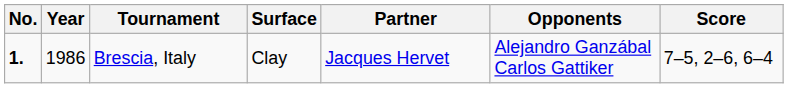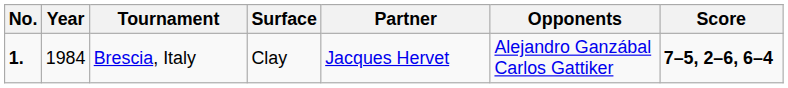(66, 57) 1986 -> (66, 57) 1984
(718, 57) normal -> (718, 57) bold
